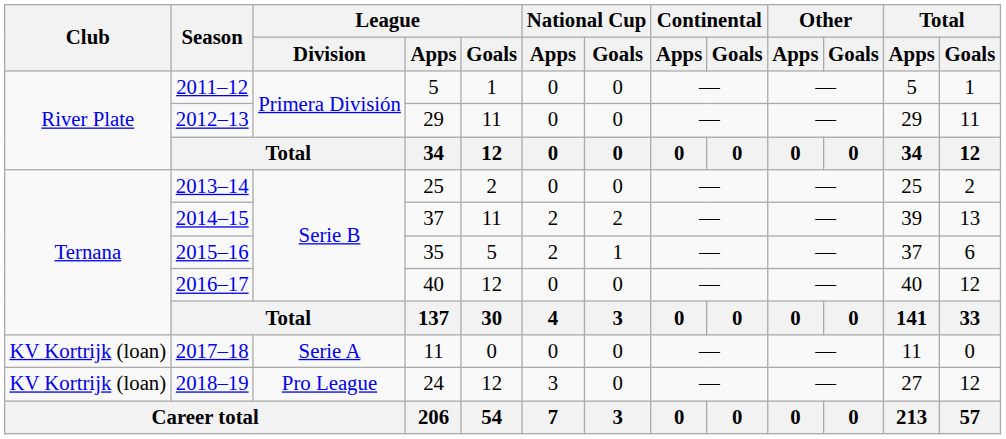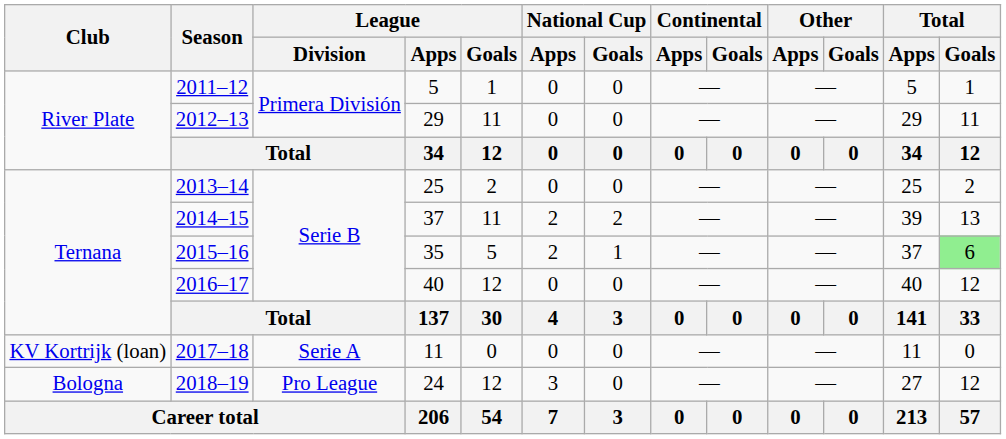(970, 251) no background -> (970, 251) lightgreen background
(88, 383) KV Kortrijk (loan) -> (88, 383) Bologna
